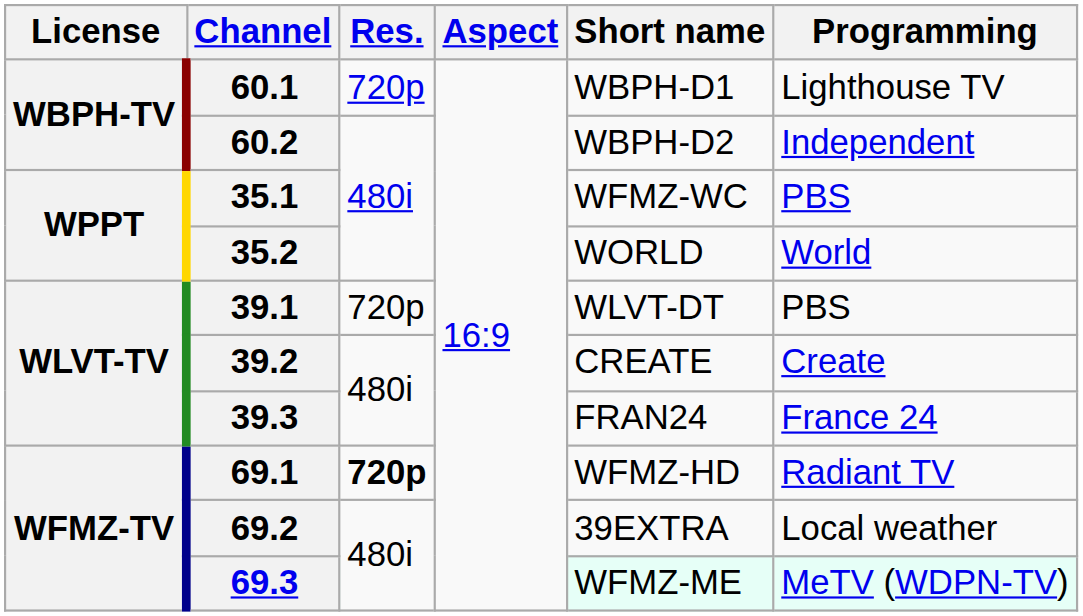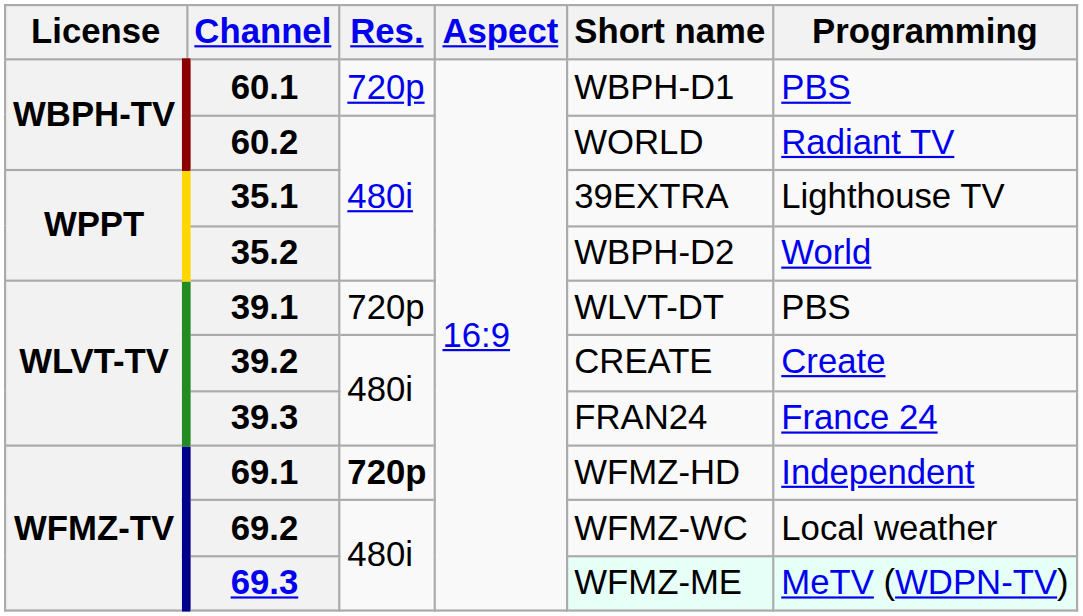(893, 87) Lighthouse TV -> (816, 87) PBS
(654, 142) WBPH-D2 -> (639, 142) WORLD
(878, 142) Independent -> (868, 142) Radiant TV
(661, 197) WFMZ-WC -> (651, 197) 39EXTRA
(816, 197) PBS -> (893, 197) Lighthouse TV
(639, 252) WORLD -> (654, 252) WBPH-D2
(868, 472) Radiant TV -> (878, 472) Independent
(651, 527) 39EXTRA -> (661, 527) WFMZ-WC
